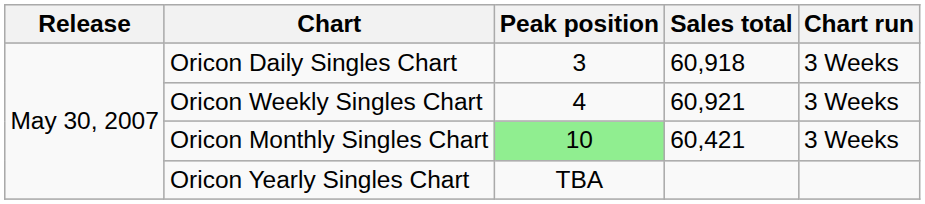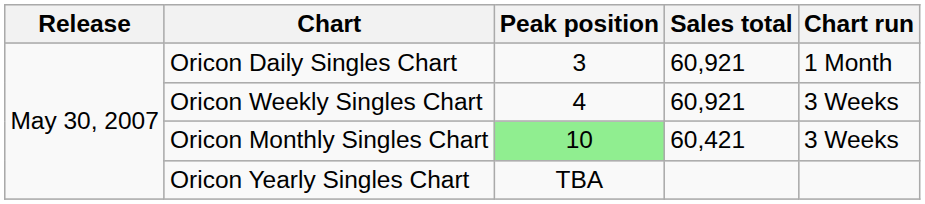(708, 62) 60,918 -> (708, 62) 60,921
(851, 62) 3 Weeks -> (848, 62) 1 Month
